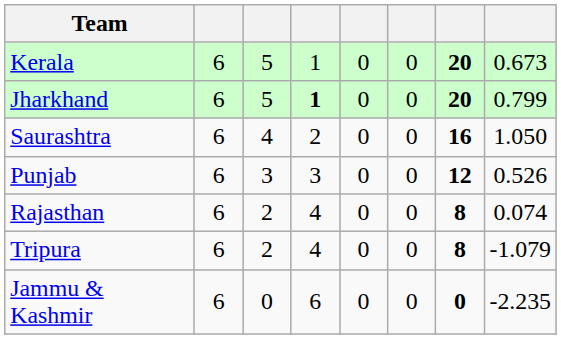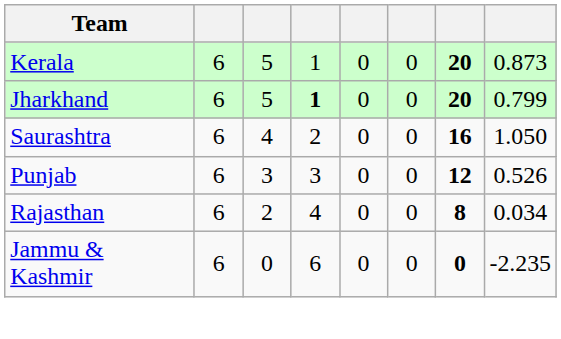(520, 61) 0.673 -> (520, 61) 0.873
(520, 212) 0.074 -> (520, 212) 0.034
- row: (46, 250)
